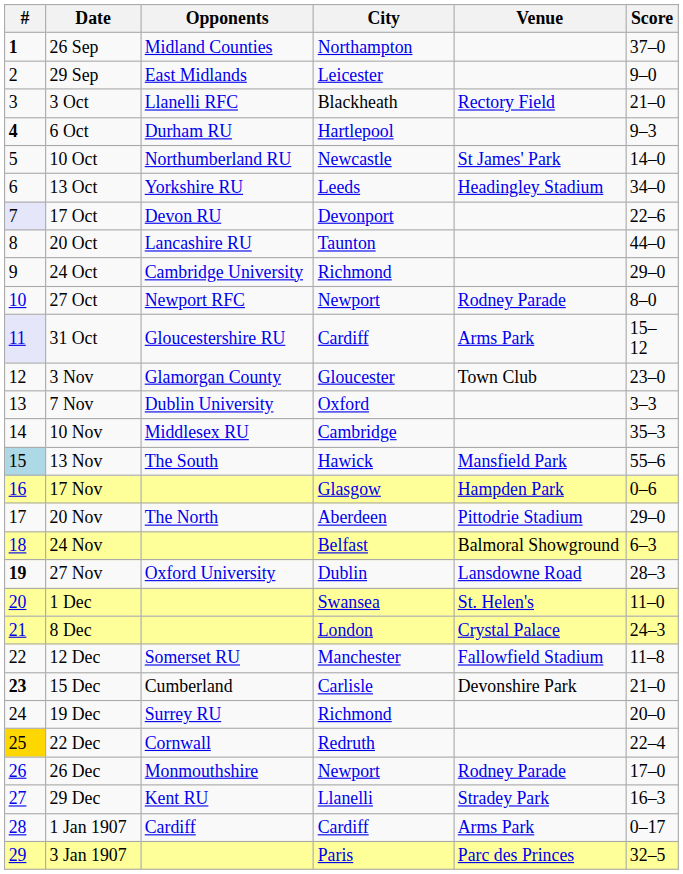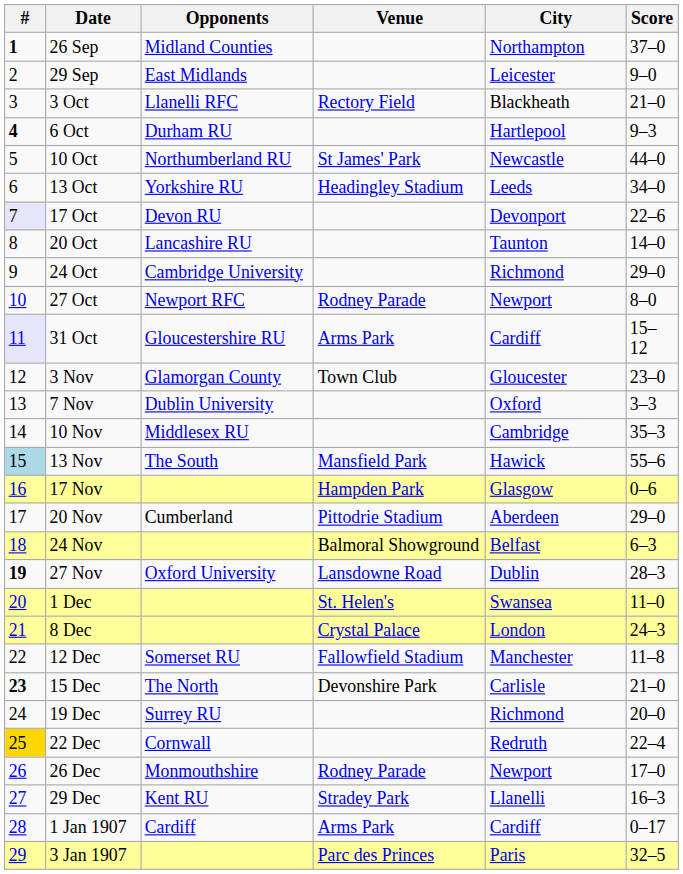columns swapped: (384, 18) <-> (540, 18)
(648, 159) 14–0 -> (648, 159) 44–0
(648, 243) 44–0 -> (648, 243) 14–0
(181, 517) The North -> (189, 517) Cumberland
(189, 686) Cumberland -> (181, 686) The North
